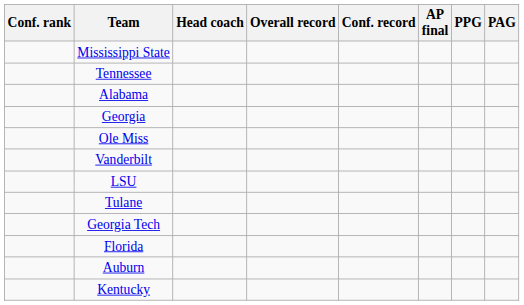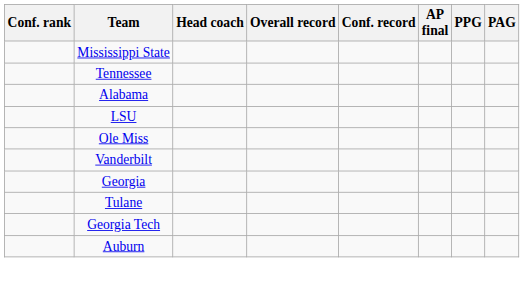rows swapped: (124, 116) <-> (124, 181)
- row: (124, 246)
- row: (124, 289)
